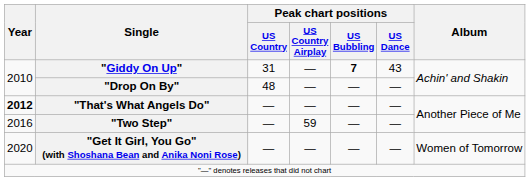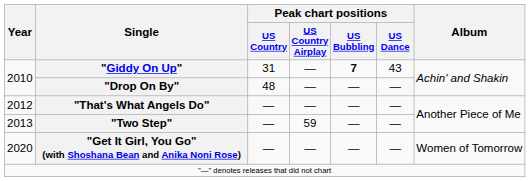(20, 105) bold -> (20, 105) normal
(20, 123) 2016 -> (20, 123) 2013
